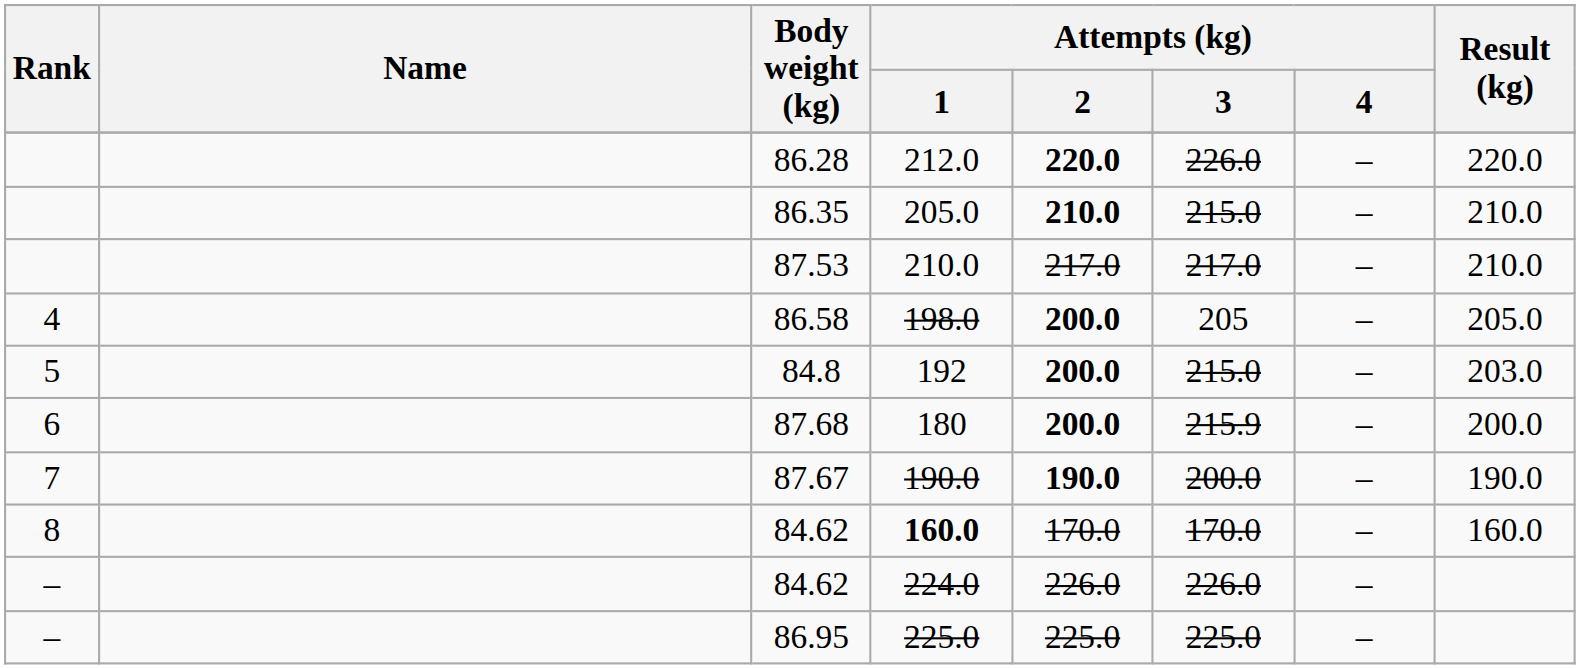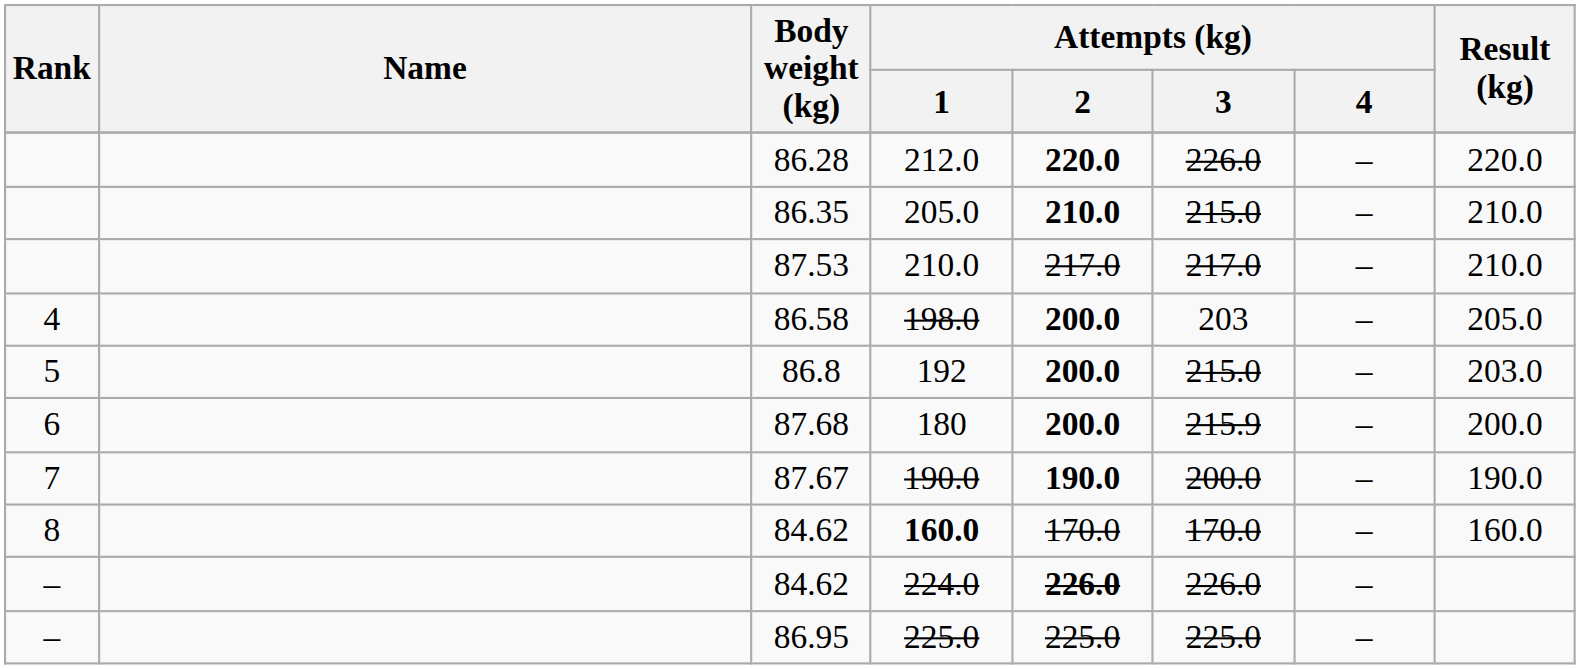(1223, 318) 205 -> (1223, 318) 203
(811, 371) 84.8 -> (811, 371) 86.8
(1083, 583) normal -> (1083, 583) bold
